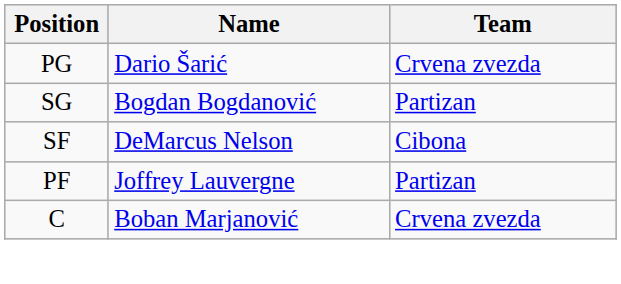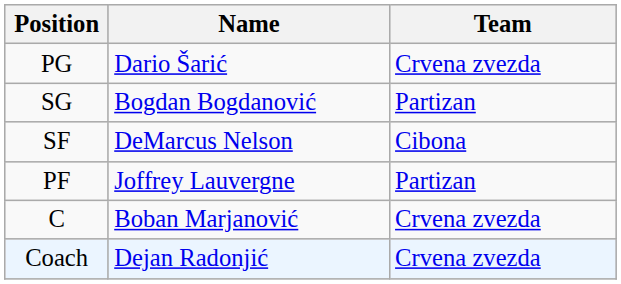+ row: (57, 258)
